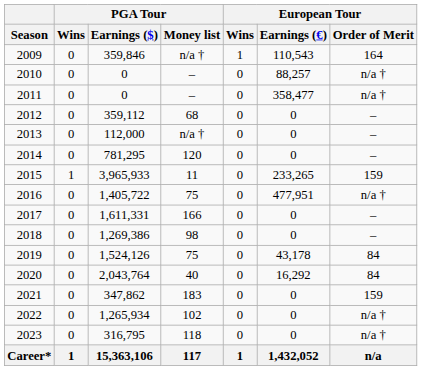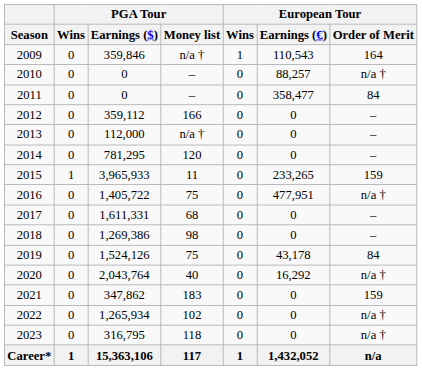(373, 94) n/a † -> (373, 94) 84
(192, 114) 68 -> (192, 114) 166
(192, 214) 166 -> (192, 214) 68
(373, 275) 84 -> (373, 275) n/a †
